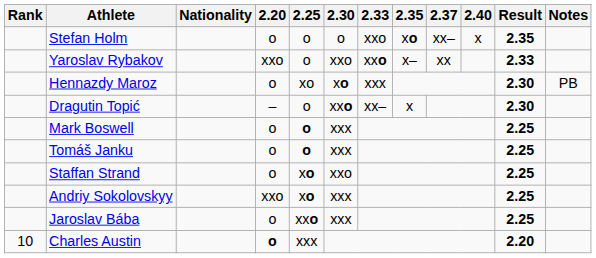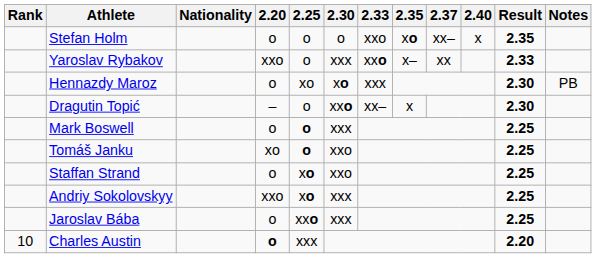(341, 60) xxo -> (341, 60) xxx
(272, 151) o -> (272, 151) xo
(341, 151) xxx -> (341, 151) xxo
